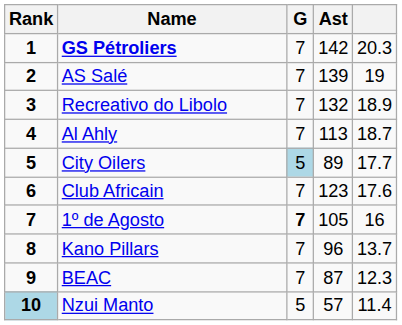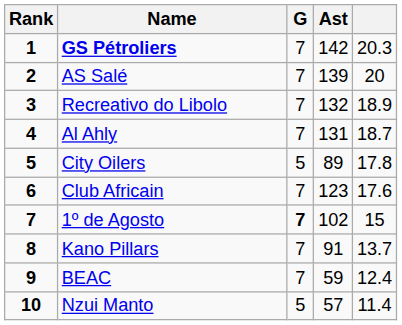(375, 77) 19 -> (375, 77) 20
(333, 134) 113 -> (333, 134) 131
(300, 163) lightblue background -> (300, 163) no background
(375, 163) 17.7 -> (375, 163) 17.8
(333, 220) 105 -> (333, 220) 102
(375, 220) 16 -> (375, 220) 15
(333, 249) 96 -> (333, 249) 91
(333, 277) 87 -> (333, 277) 59
(375, 277) 12.3 -> (375, 277) 12.4
(31, 306) lightblue background -> (31, 306) no background
